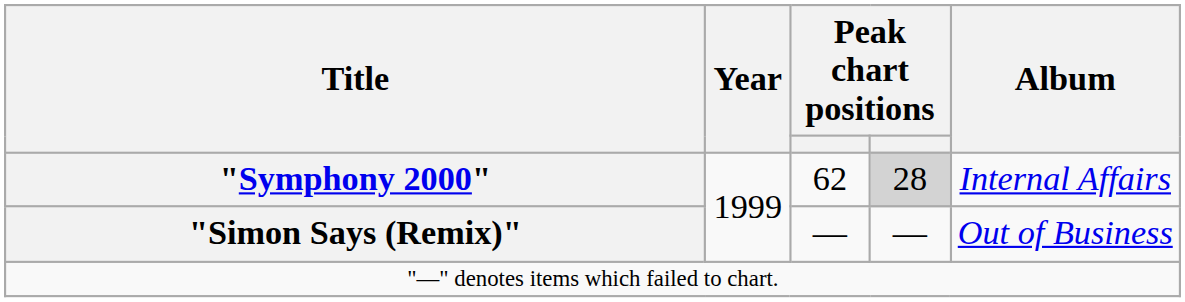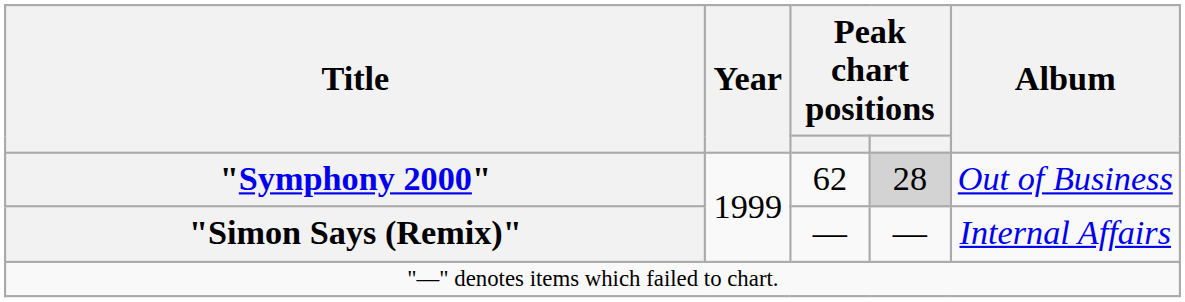(1065, 178) Internal Affairs -> (1065, 178) Out of Business
(1065, 233) Out of Business -> (1065, 233) Internal Affairs
